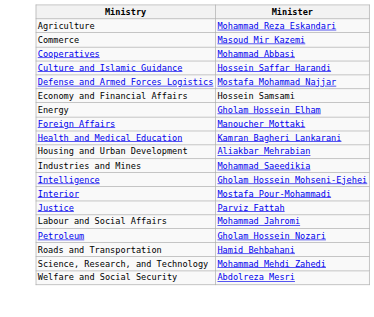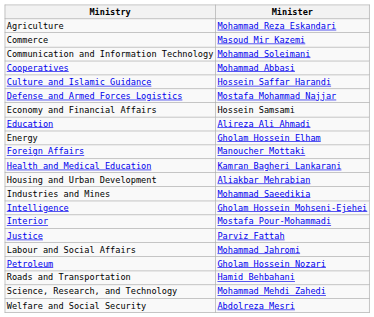+ row: (110, 54)
+ row: (30, 124)
